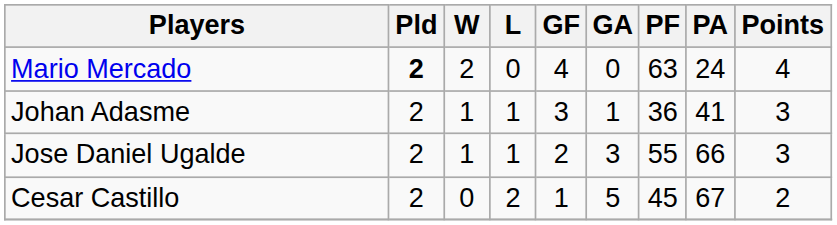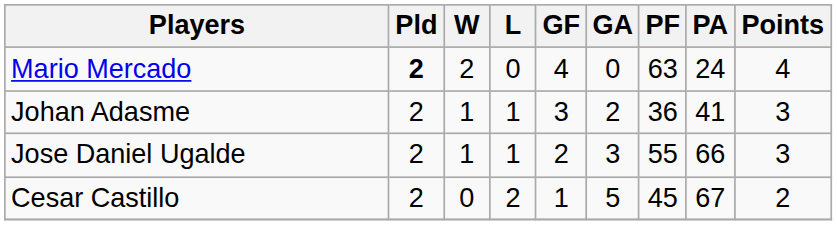(613, 111) 1 -> (613, 111) 2
